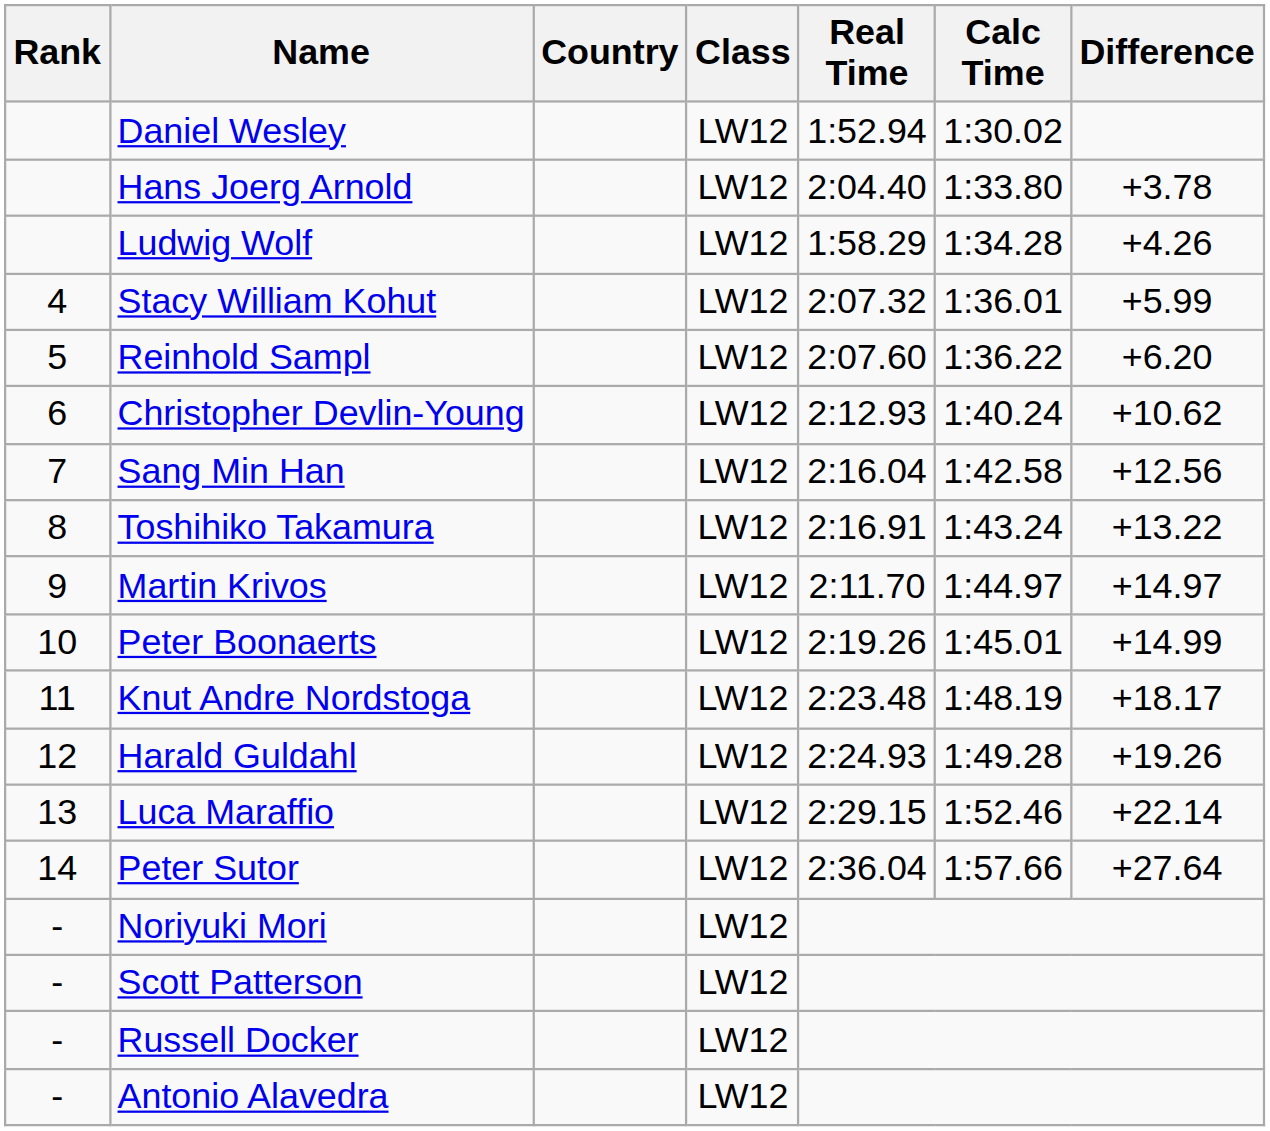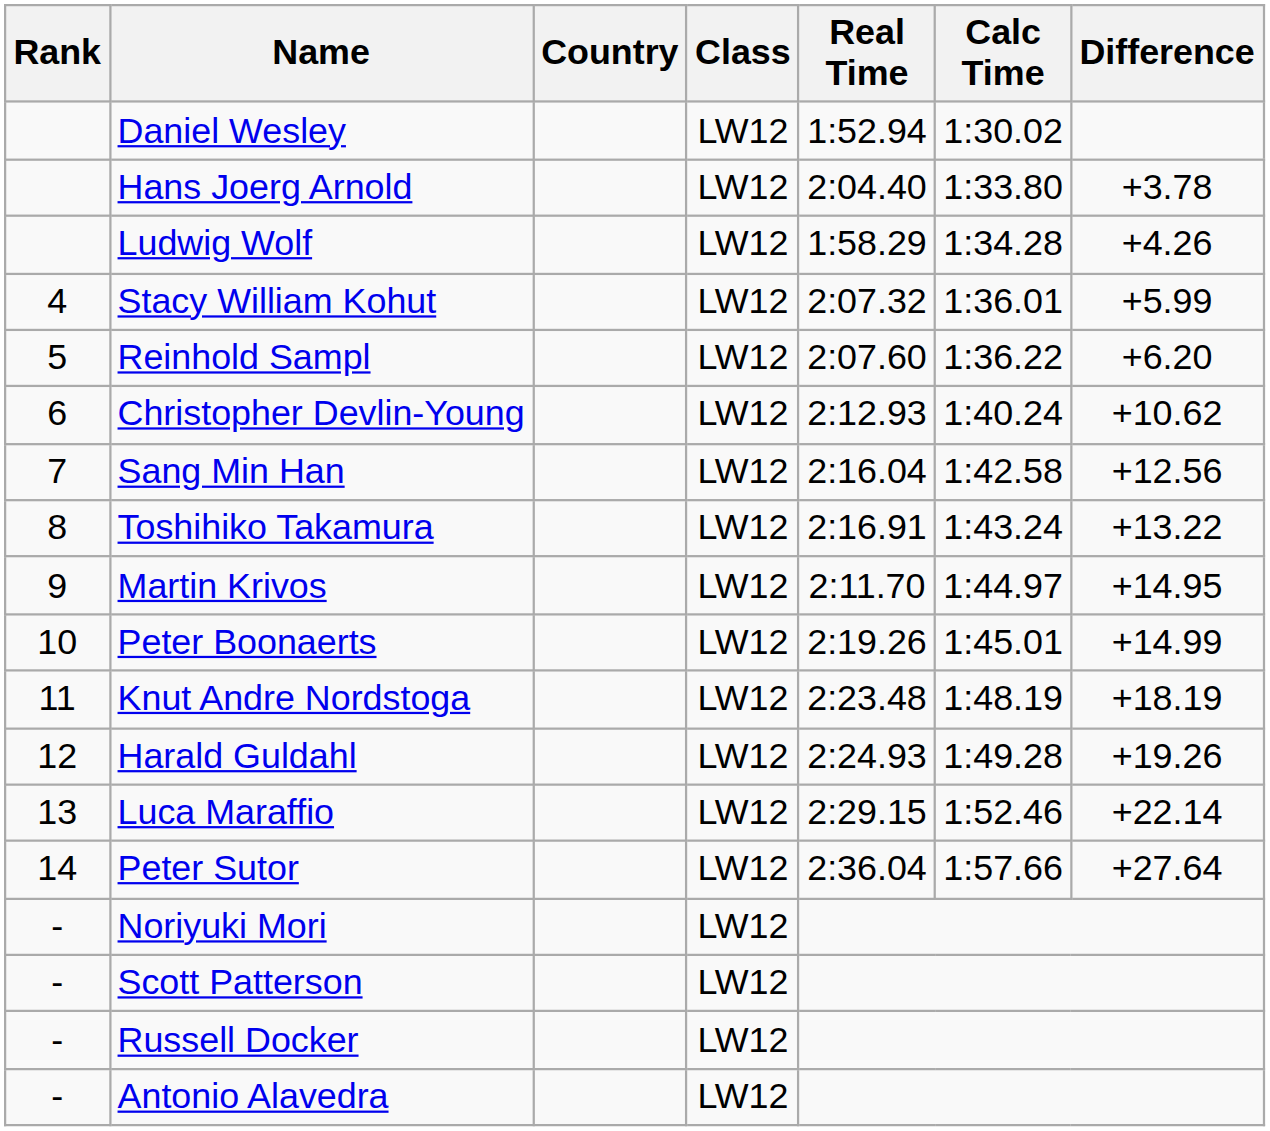(1167, 584) +14.97 -> (1167, 584) +14.95
(1167, 698) +18.17 -> (1167, 698) +18.19
